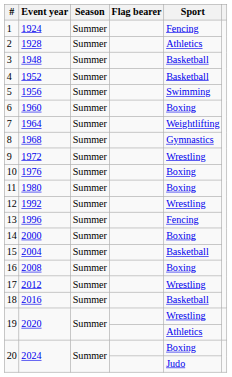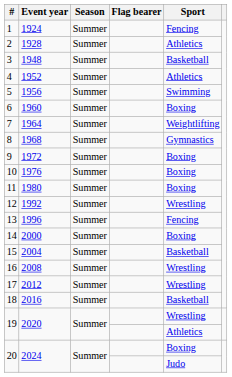(187, 76) Basketball -> (184, 76) Athletics
(186, 156) Wrestling -> (181, 156) Boxing
(181, 268) Boxing -> (186, 268) Wrestling
